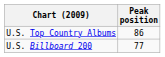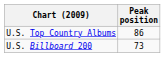(139, 46) 77 -> (139, 46) 73
